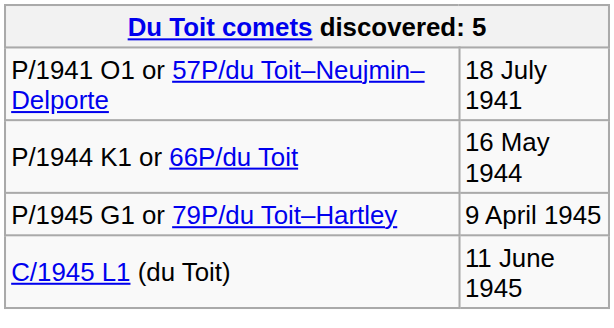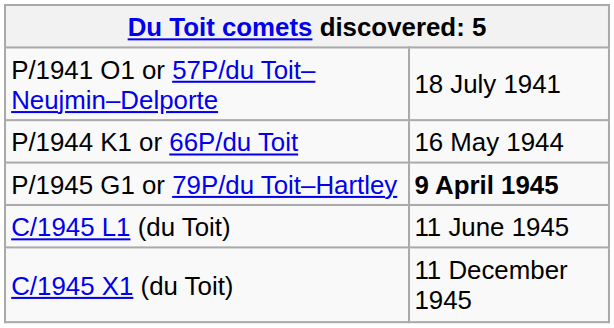(533, 215) normal -> (486, 184) bold
+ row: (122, 285)
